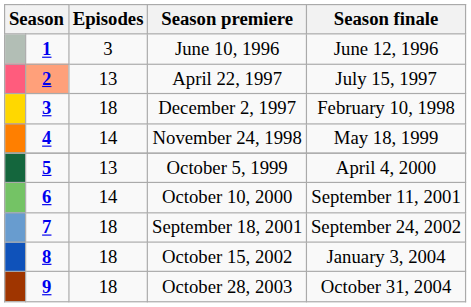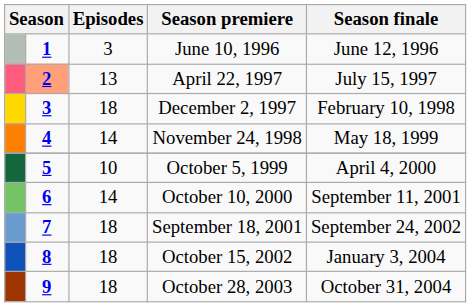(108, 167) 13 -> (108, 167) 10
